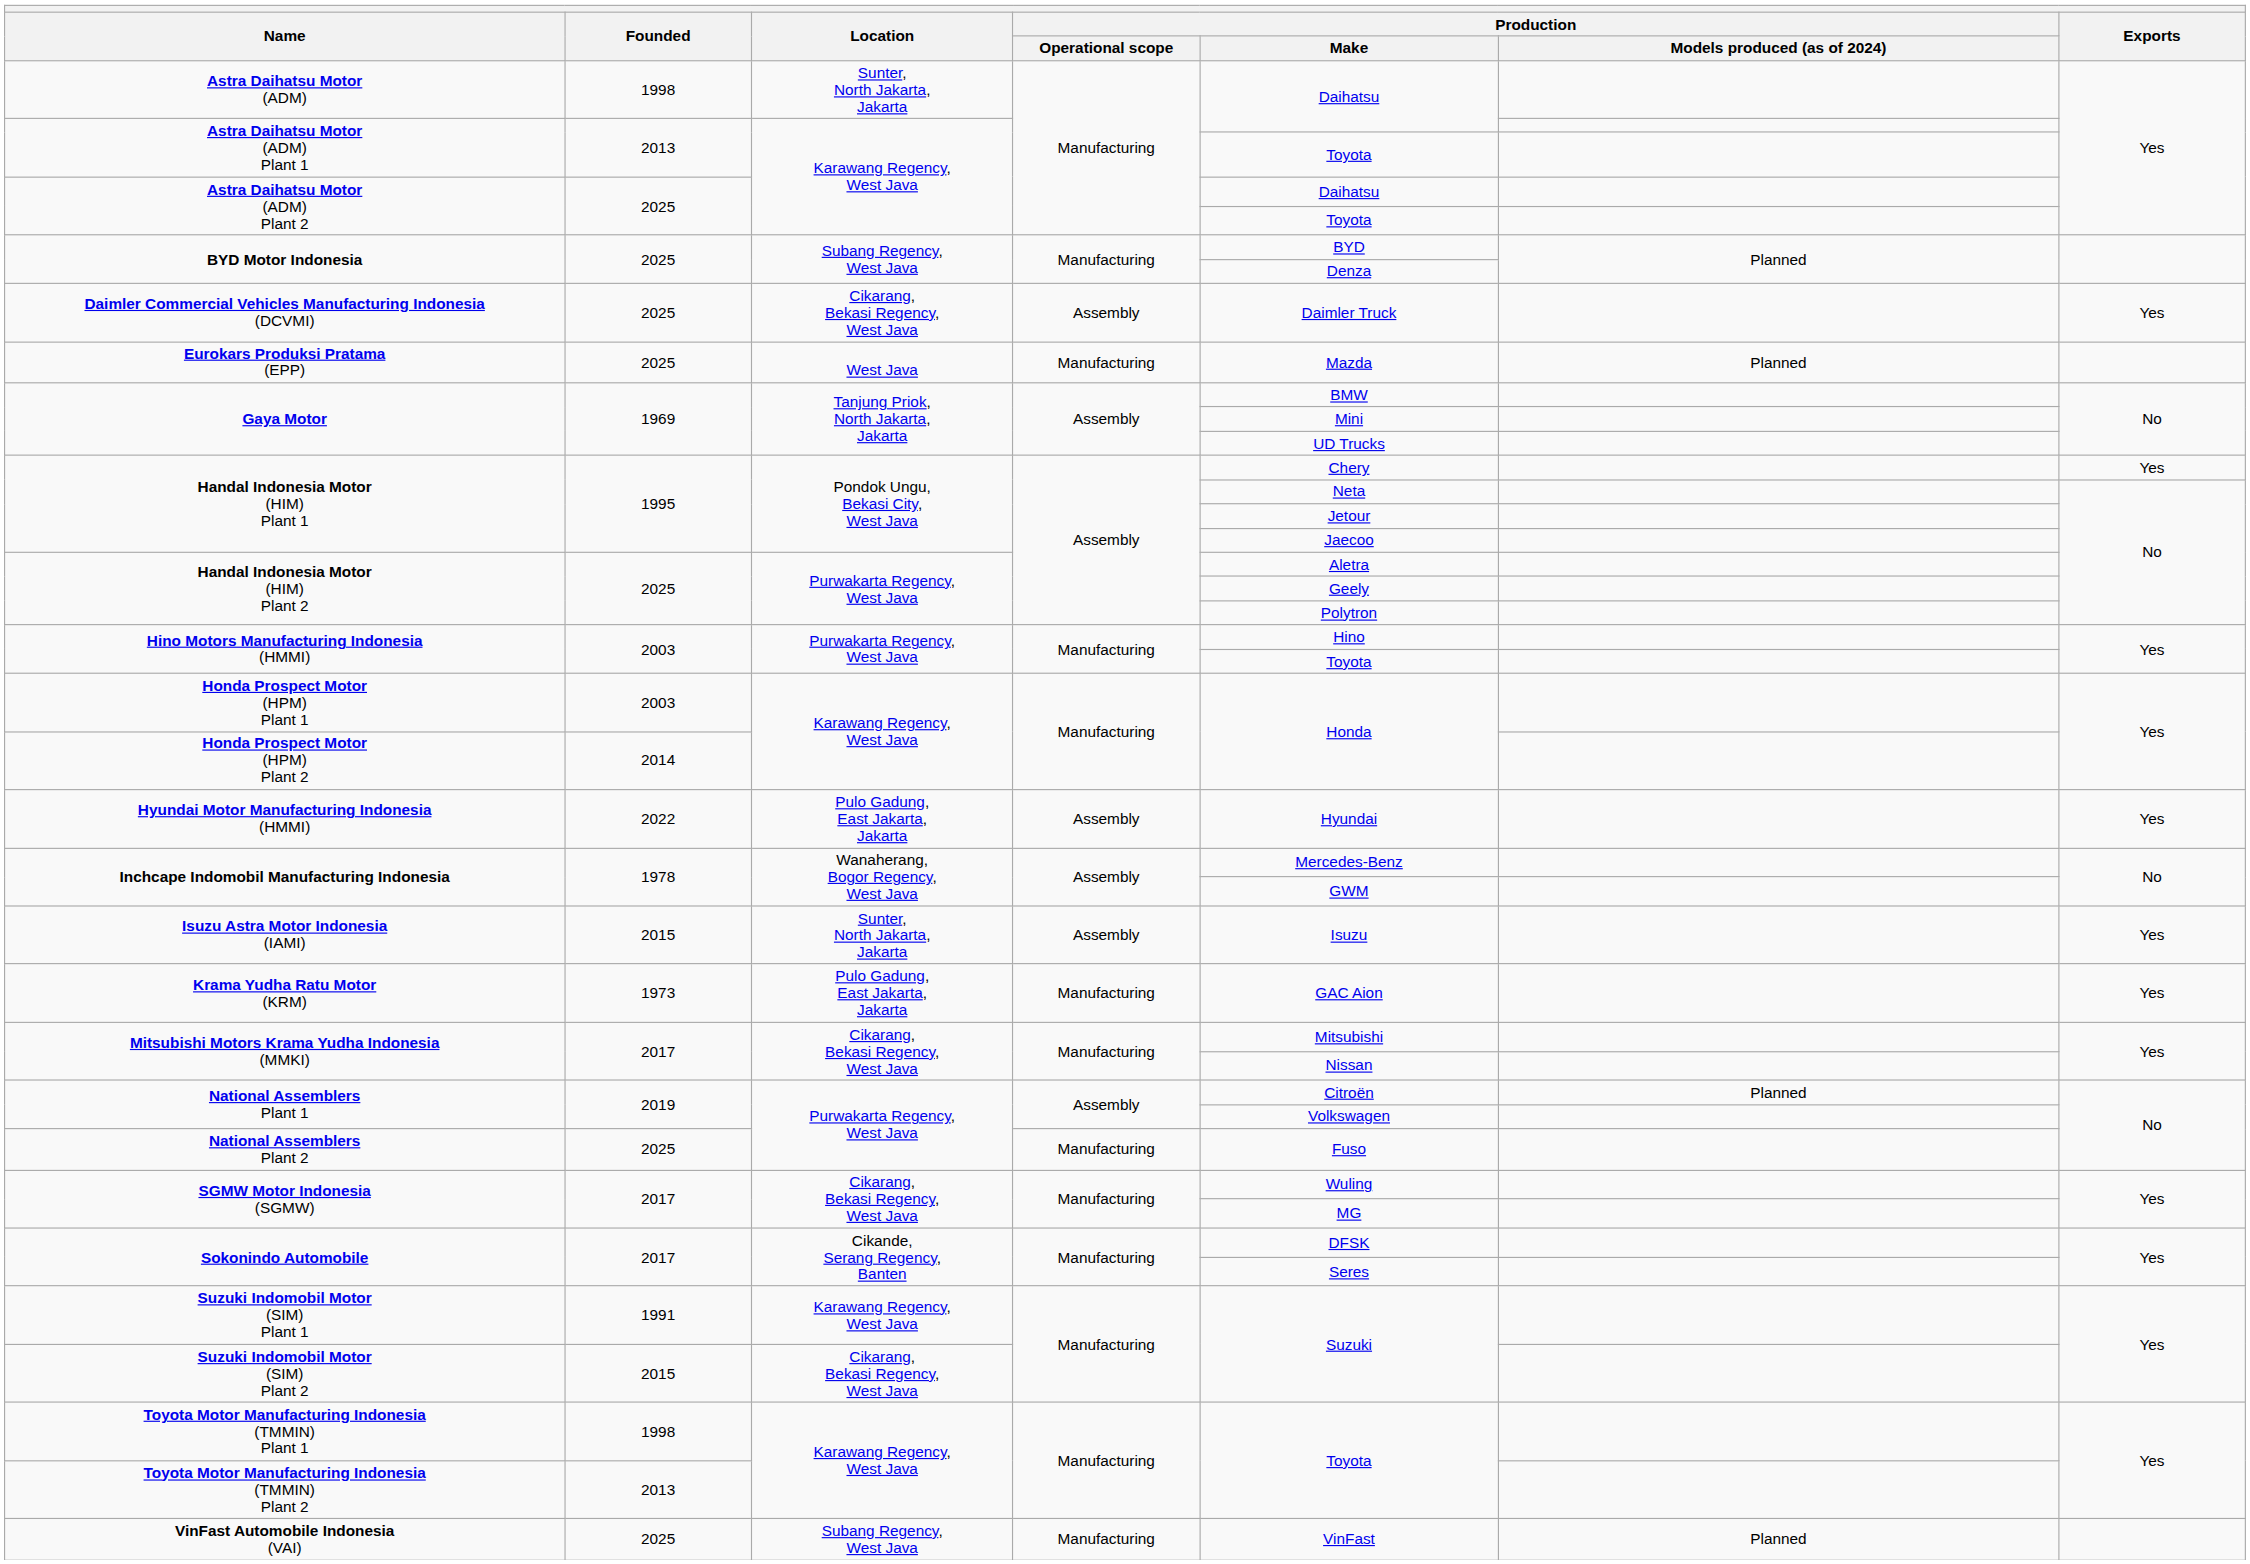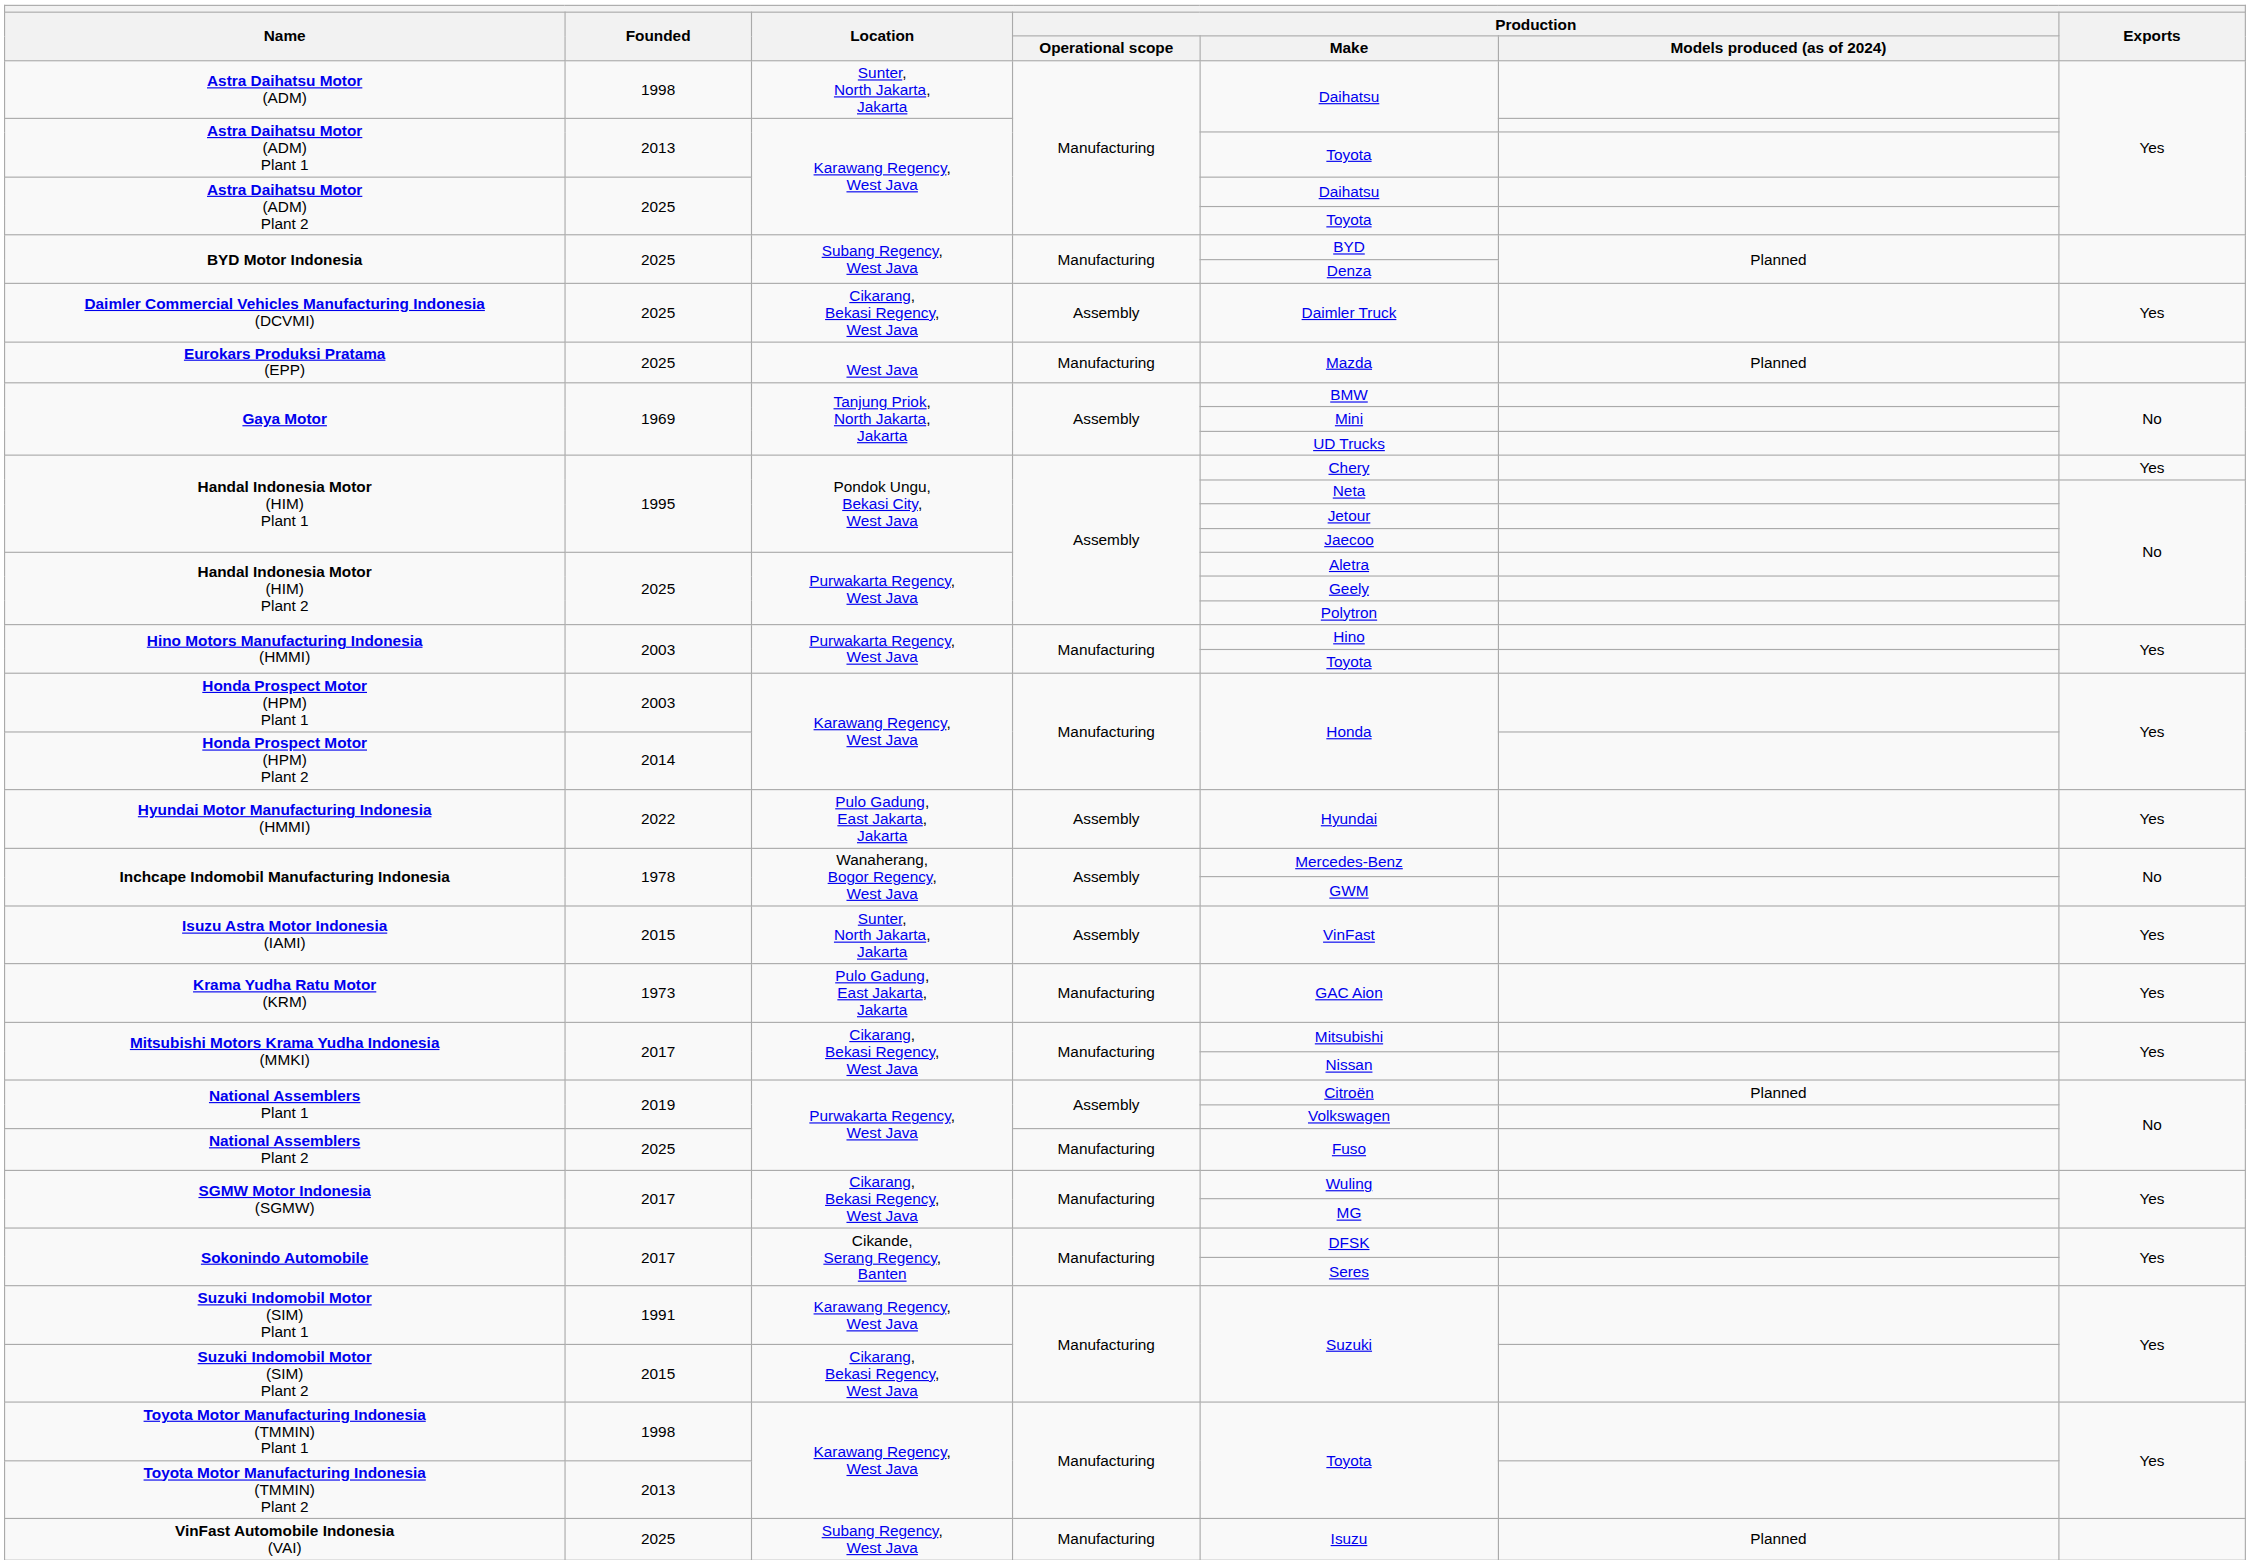(1349, 935) Isuzu -> (1349, 935) VinFast
(1349, 1539) VinFast -> (1349, 1539) Isuzu
